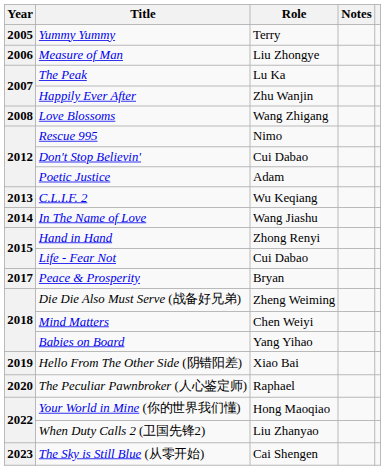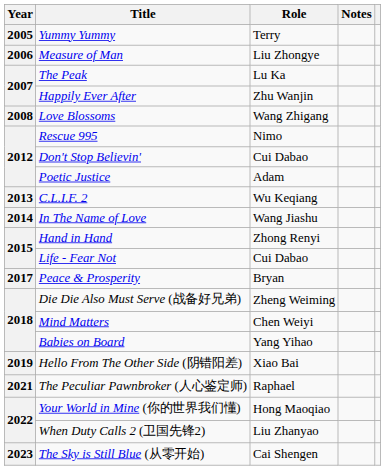(20, 386) 2020 -> (20, 386) 2021
